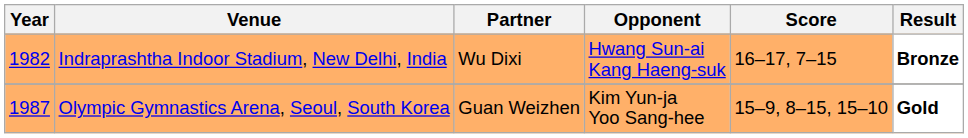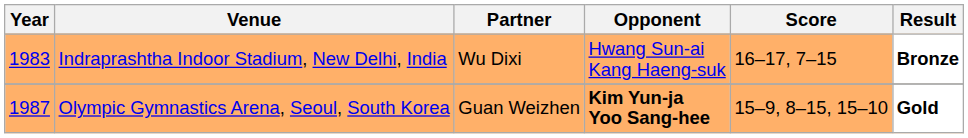(29, 59) 1982 -> (29, 59) 1983
(647, 109) normal -> (649, 109) bold
